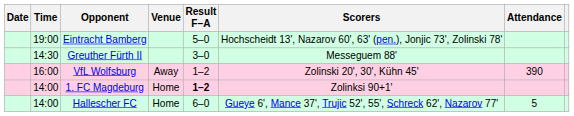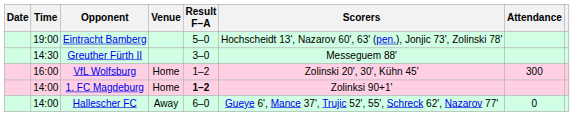(166, 71) Away -> (166, 71) Home
(534, 71) 390 -> (534, 71) 300
(166, 103) Home -> (166, 103) Away
(534, 103) 5 -> (534, 103) 0
